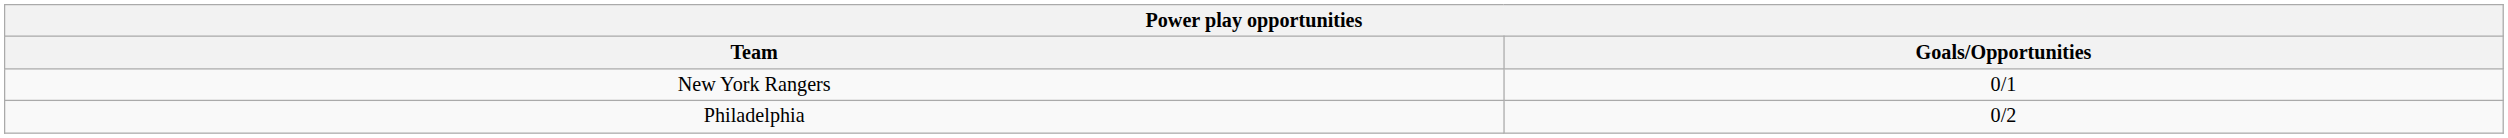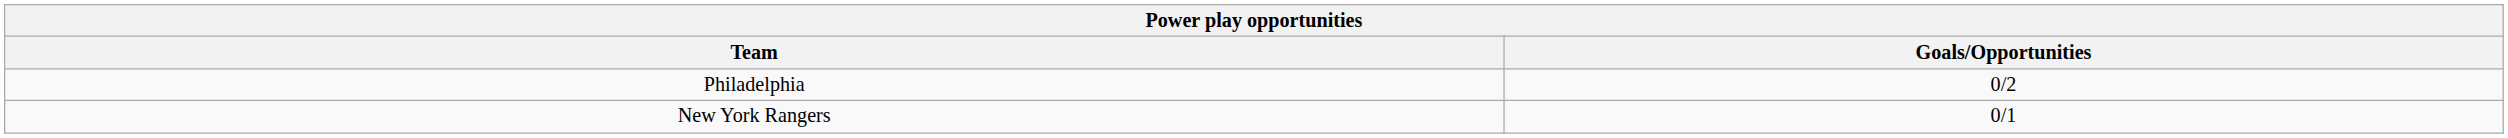rows swapped: (754, 84) <-> (754, 116)
